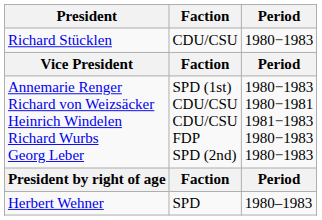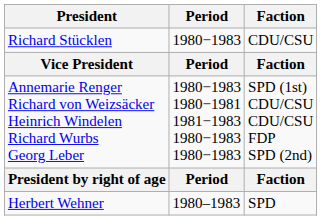columns swapped: (279, 16) <-> (205, 16)
